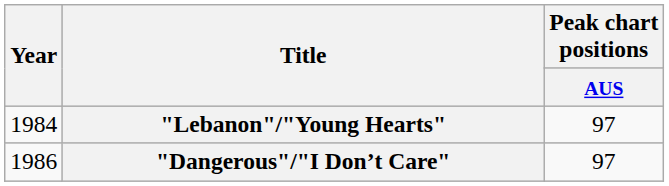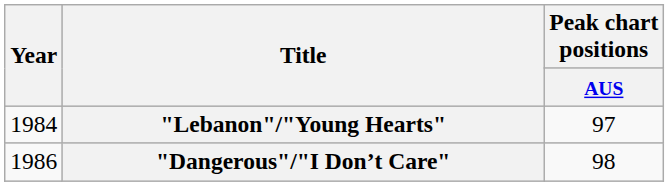(604, 161) 97 -> (604, 161) 98
